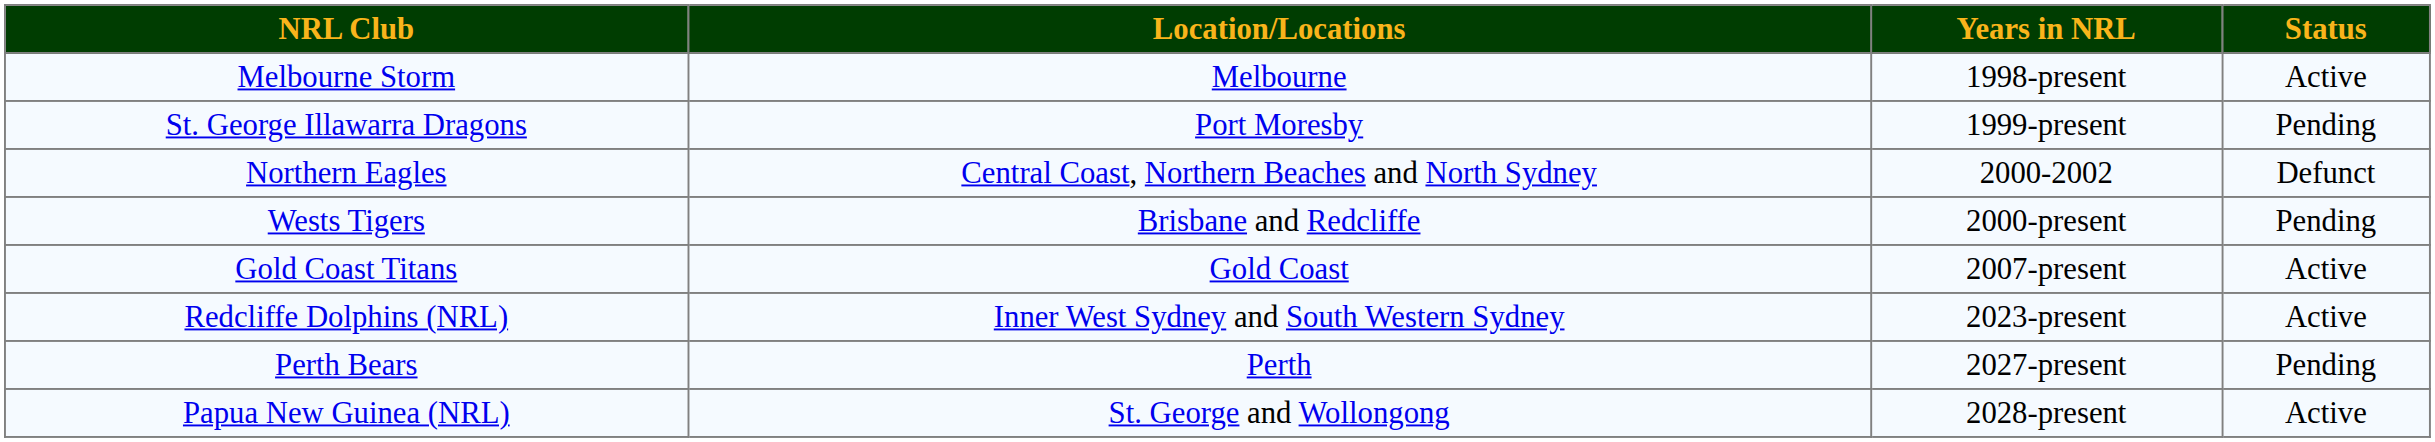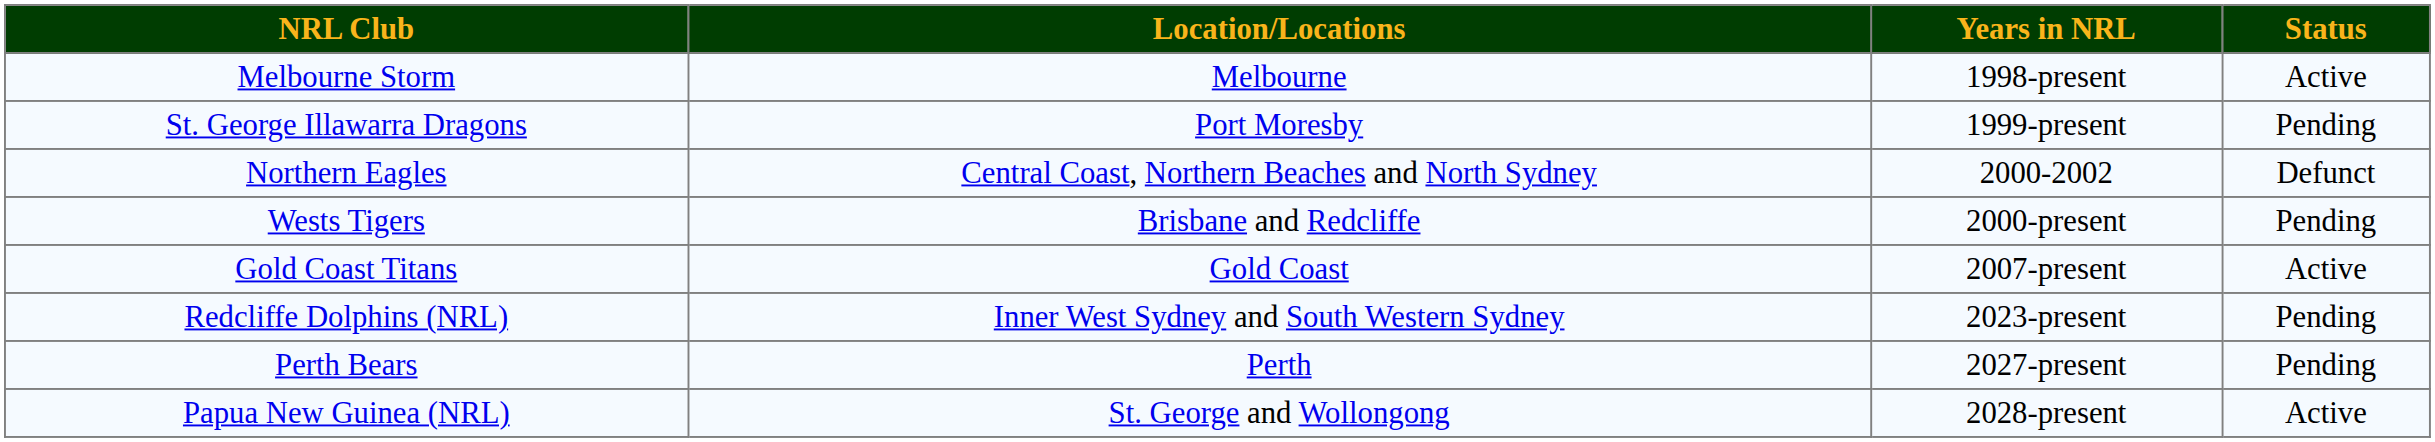(2326, 316) Active -> (2326, 316) Pending
